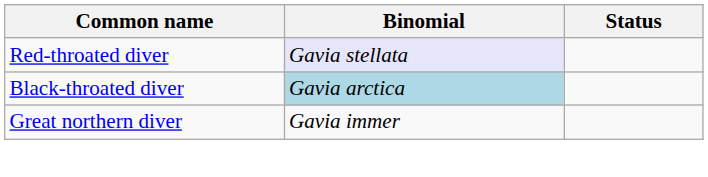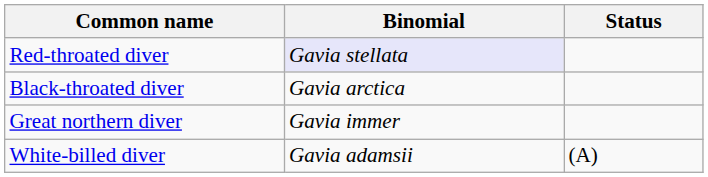(347, 88) lightblue background -> (347, 88) no background
+ row: (87, 155)
